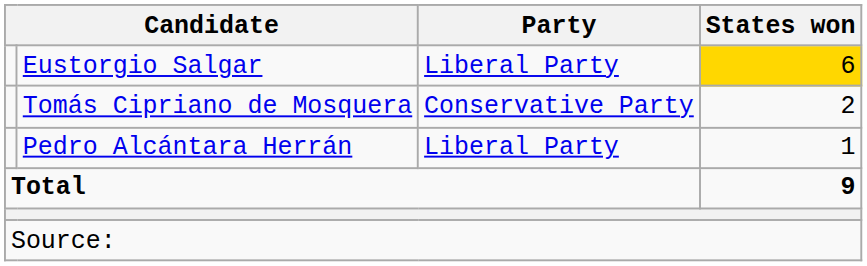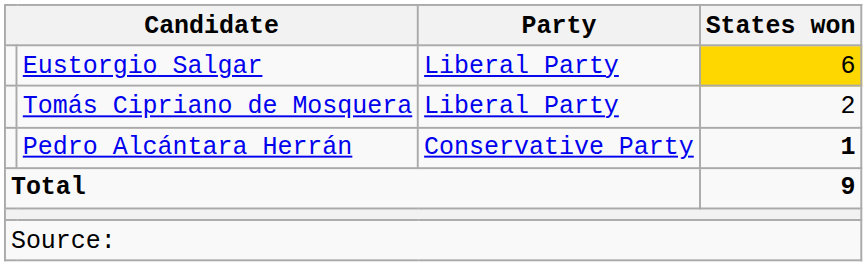(559, 107) Conservative Party -> (521, 107) Liberal Party
(521, 147) Liberal Party -> (559, 147) Conservative Party
(848, 147) normal -> (848, 147) bold
